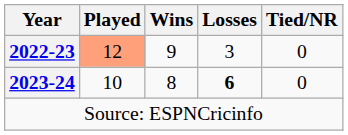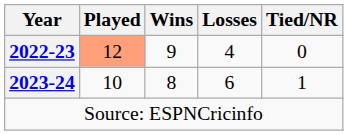(230, 51) 3 -> (230, 51) 4
(230, 82) bold -> (230, 82) normal
(302, 82) 0 -> (302, 82) 1
